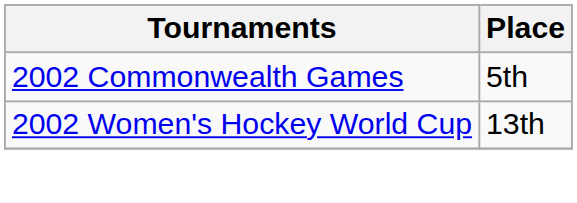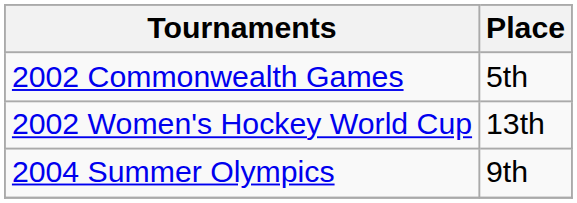+ row: (173, 172)
